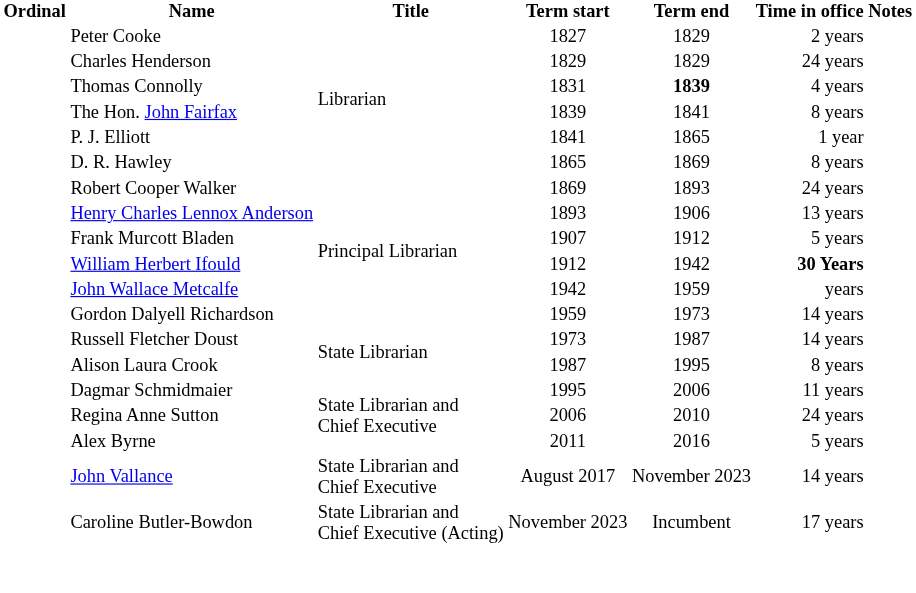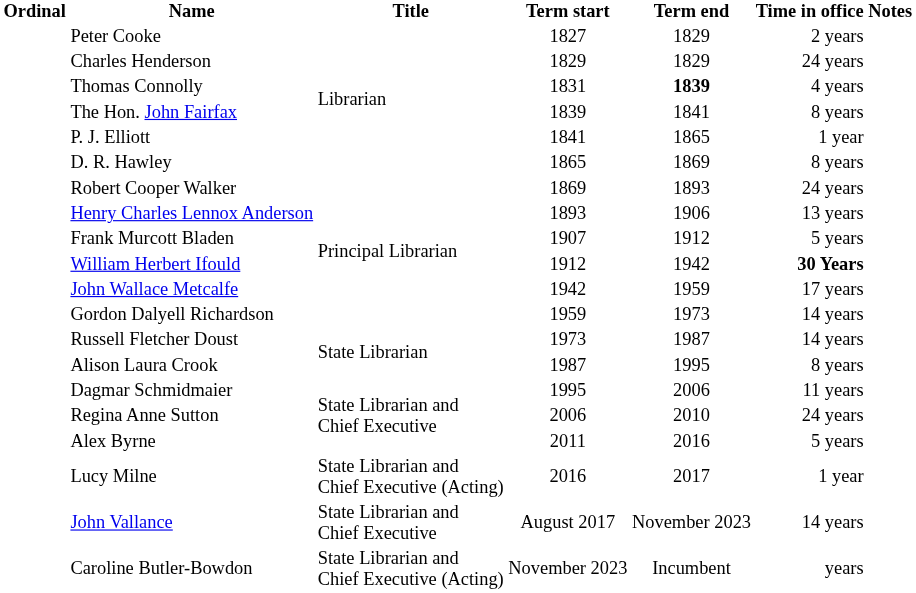(844, 289) years -> (833, 289) 17 years
+ row: (114, 476)
(833, 522) 17 years -> (844, 568) years
